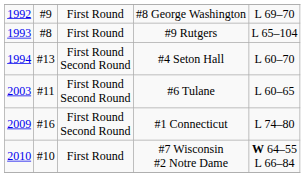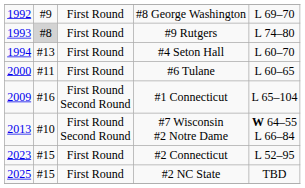(46, 33) no background -> (46, 33) lightgrey background
(274, 33) L 65–104 -> (274, 33) L 74–80
(95, 58) First Round Second Round -> (95, 52) First Round
(19, 91) 2003 -> (19, 71) 2000
(95, 91) First Round Second Round -> (95, 71) First Round
(274, 123) L 74–80 -> (274, 96) L 65–104
(19, 156) 2010 -> (19, 129) 2013
(95, 156) First Round -> (95, 129) First Round Second Round
+ row: (191, 155)
+ row: (191, 174)
